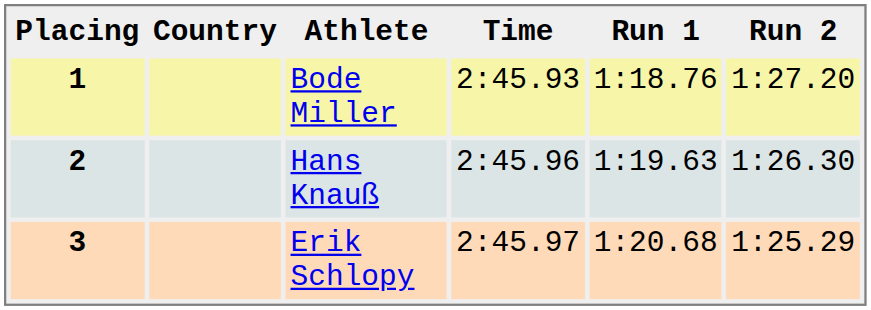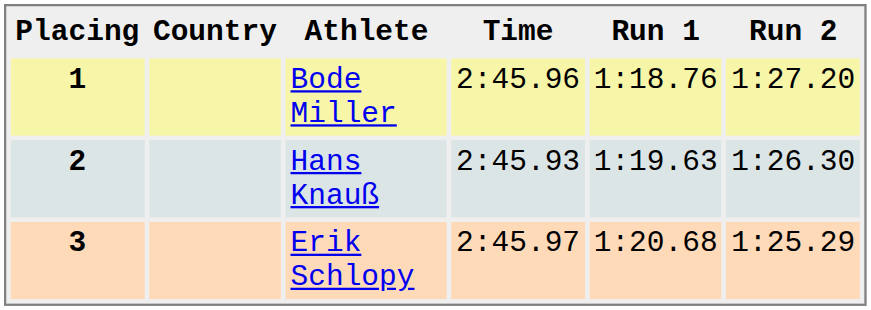(518, 80) 2:45.93 -> (518, 80) 2:45.96
(518, 162) 2:45.96 -> (518, 162) 2:45.93
